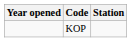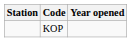columns swapped: (109, 12) <-> (34, 12)
